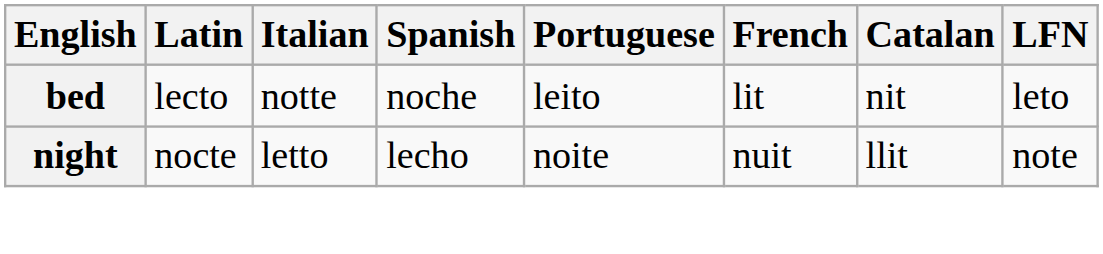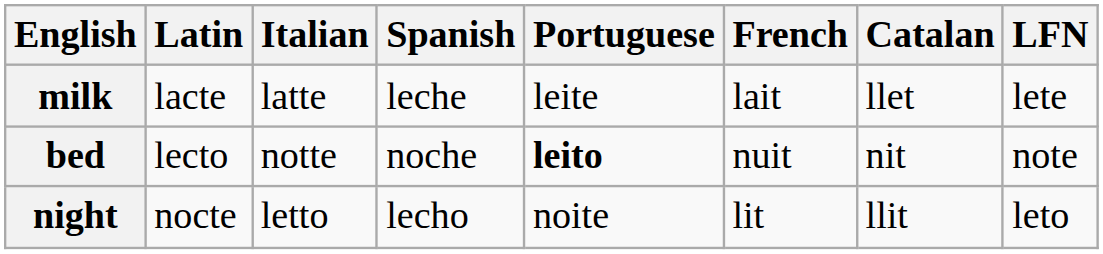+ row: (75, 95)
(567, 95) normal -> (568, 155) bold
(748, 95) lit -> (762, 155) nuit
(1041, 95) leto -> (1045, 155) note
(762, 155) nuit -> (748, 215) lit
(1045, 155) note -> (1041, 215) leto
